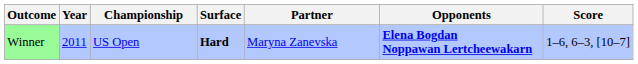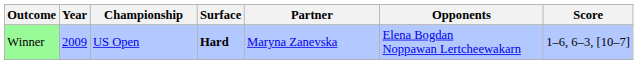(74, 41) 2011 -> (75, 41) 2009
(457, 41) bold -> (452, 41) normal
